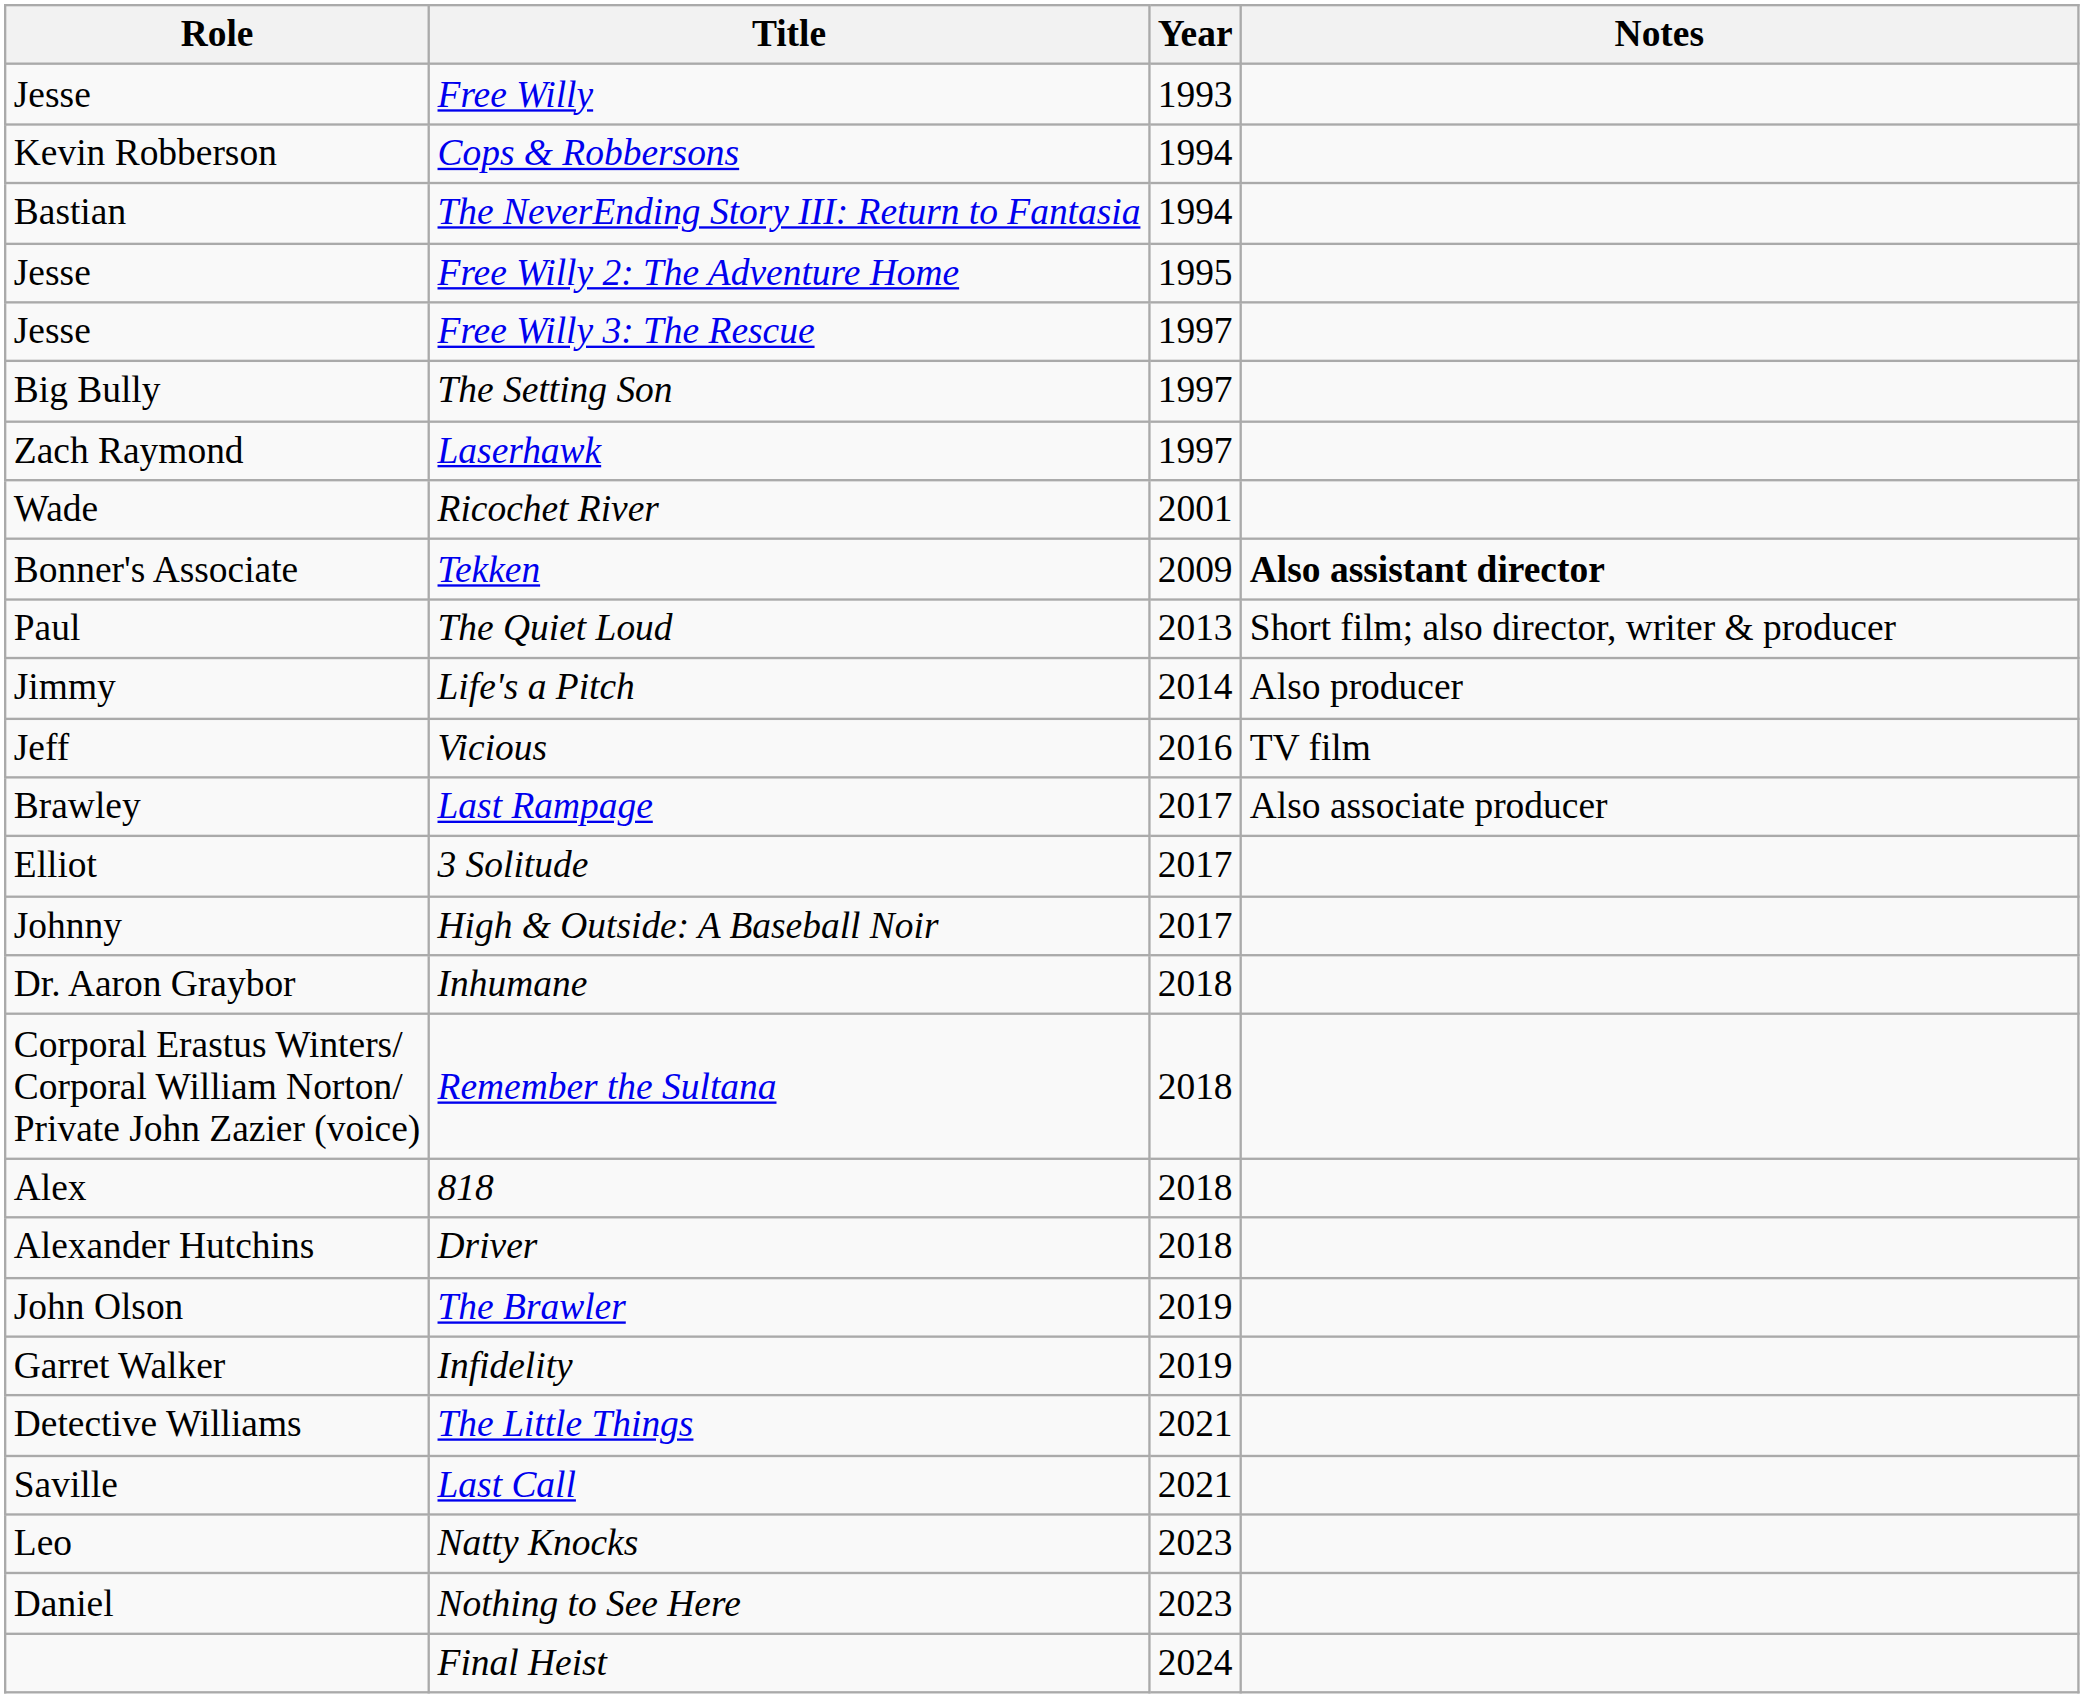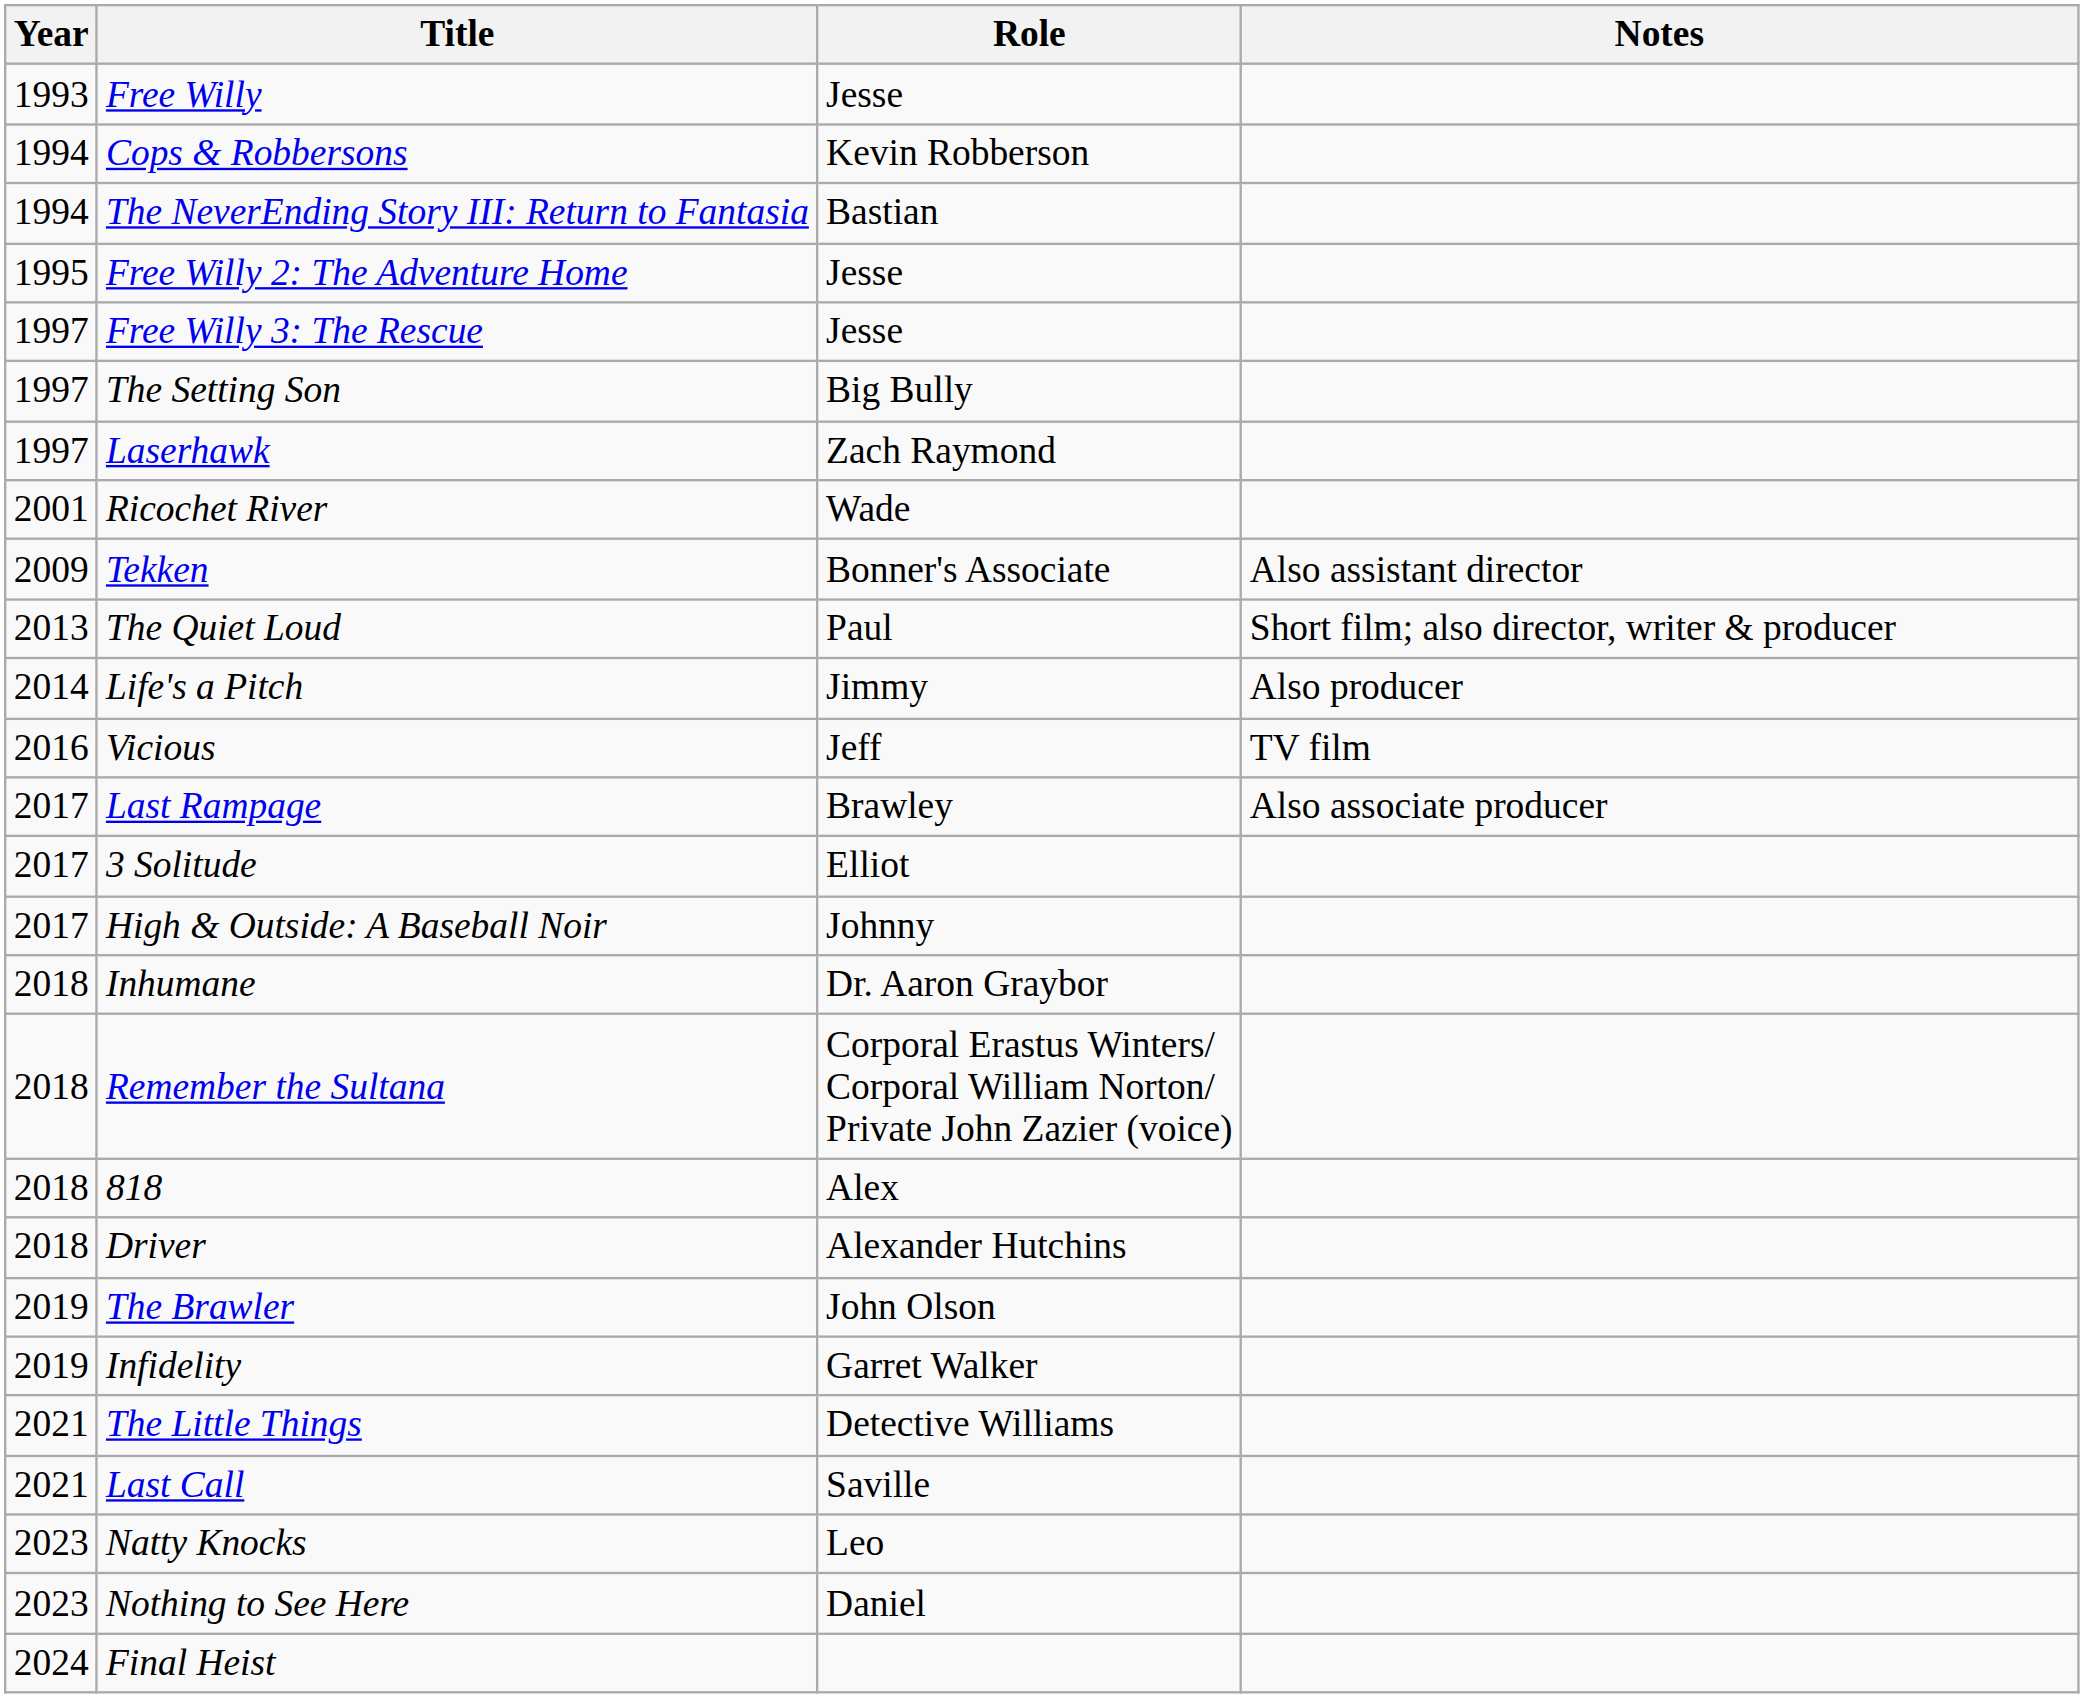columns swapped: (1195, 34) <-> (217, 34)
(1427, 568) bold -> (1416, 568) normal
